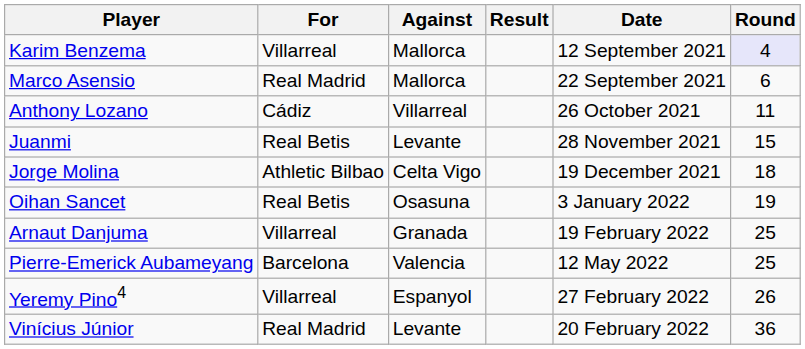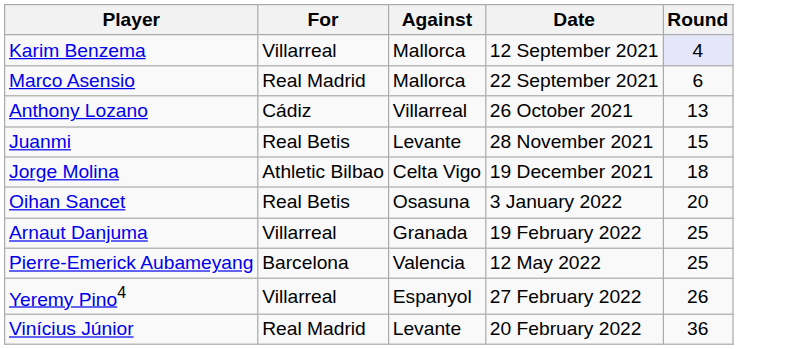- column: (519, 19)
(765, 111) 11 -> (698, 111) 13
(765, 202) 19 -> (698, 202) 20
